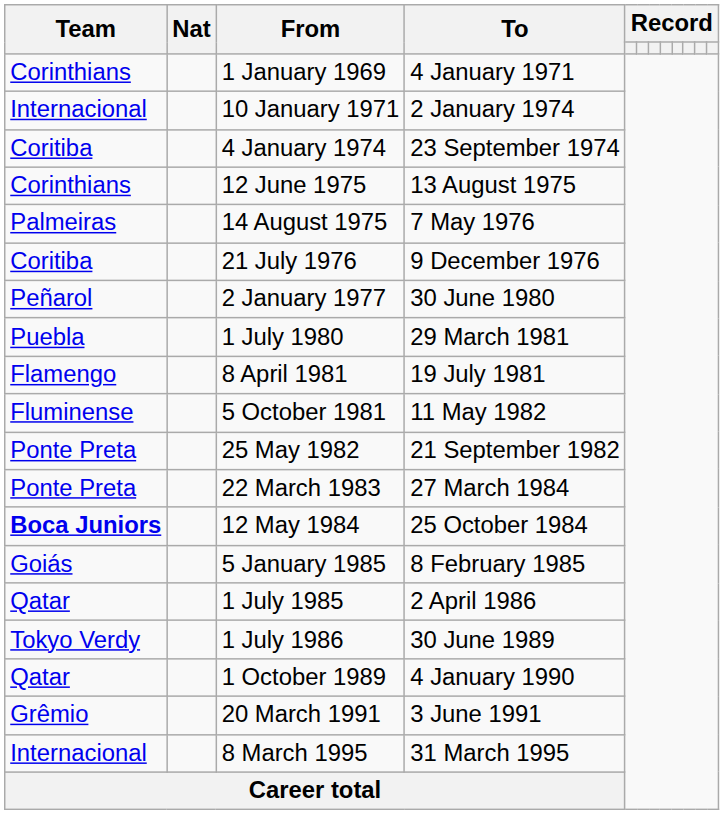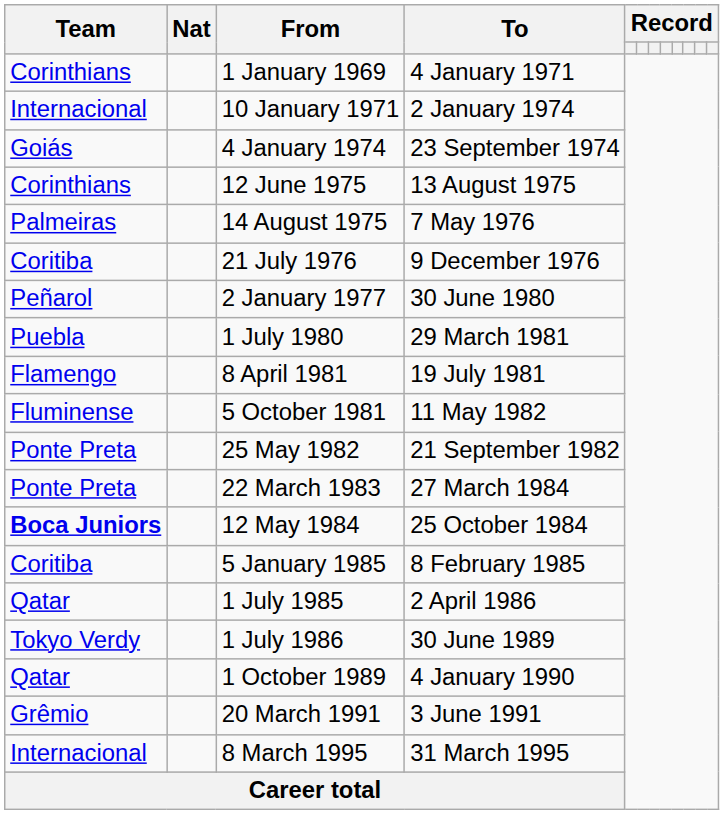(51, 147) Coritiba -> (41, 147) Goiás
(41, 563) Goiás -> (51, 563) Coritiba
